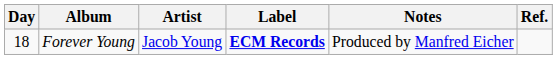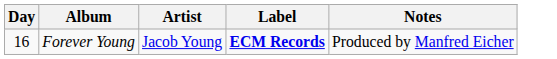- column: (535, 16)
(22, 41) 18 -> (22, 41) 16
